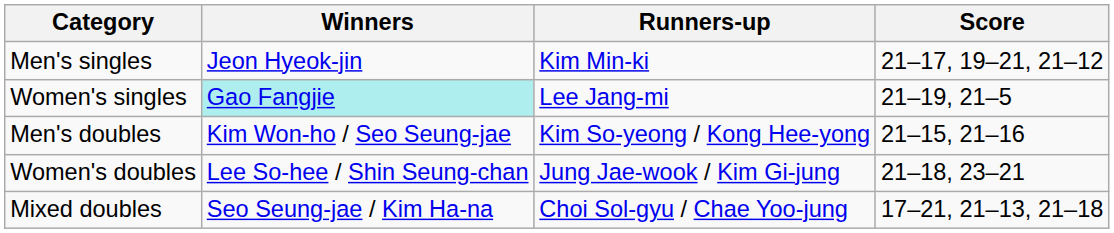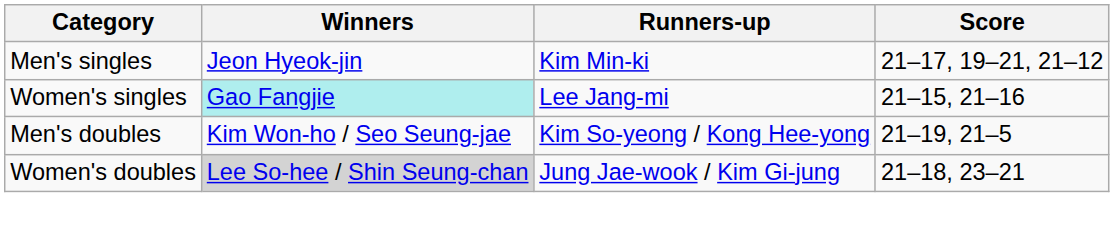(946, 97) 21–19, 21–5 -> (953, 97) 21–15, 21–16
(953, 135) 21–15, 21–16 -> (946, 135) 21–19, 21–5
(368, 172) no background -> (368, 172) lightgrey background
- row: (86, 209)
